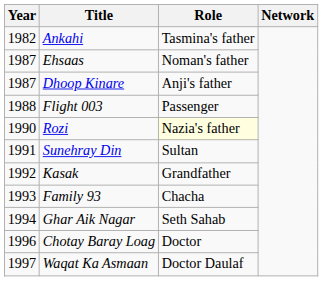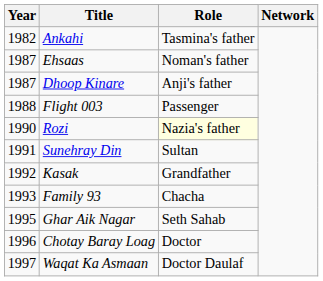(22, 219) 1994 -> (22, 219) 1995
